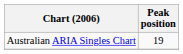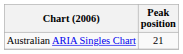(158, 40) 19 -> (158, 40) 21
